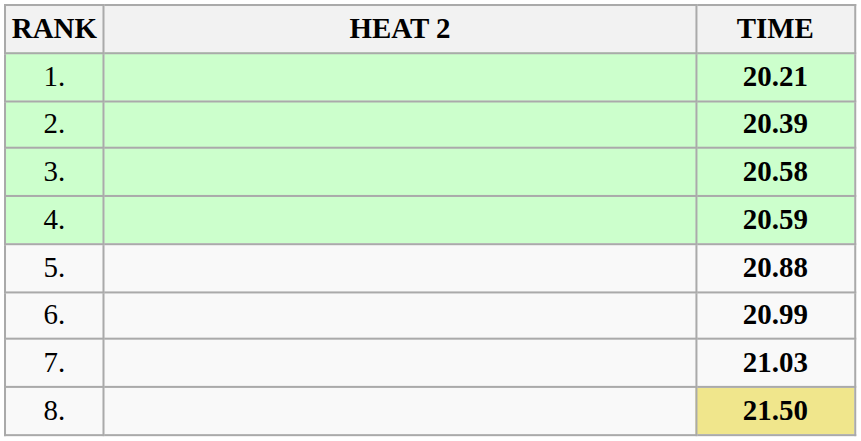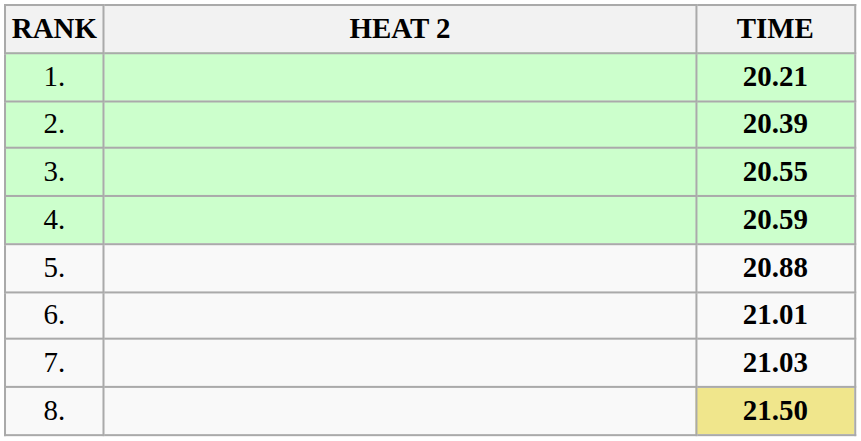(775, 171) 20.58 -> (775, 171) 20.55
(775, 315) 20.99 -> (775, 315) 21.01
